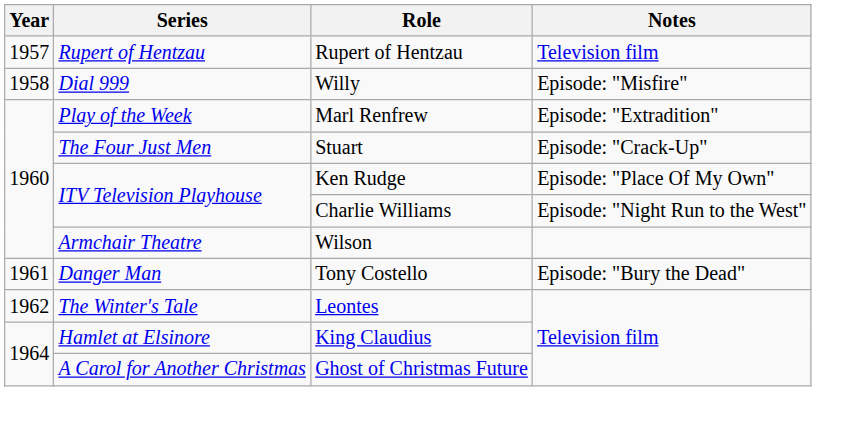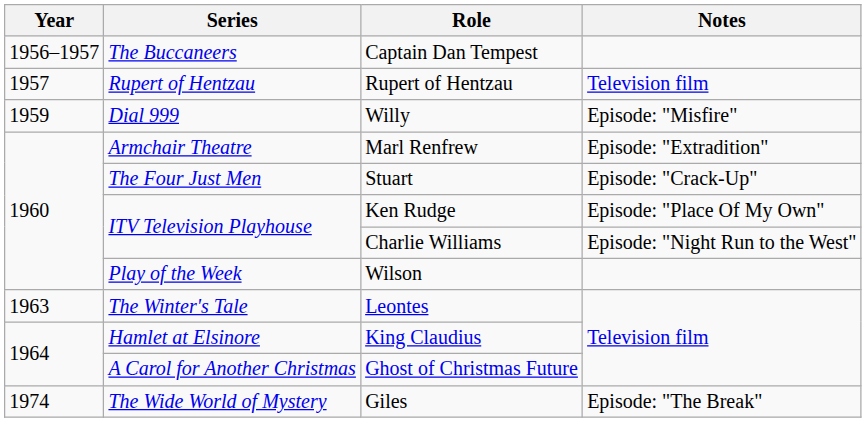+ row: (451, 52)
(29, 83) 1958 -> (29, 115) 1959
(125, 115) Play of the Week -> (180, 147) Armchair Theatre
(130, 242) Armchair Theatre -> (175, 274) Play of the Week
- row: (371, 274)
(29, 305) 1962 -> (29, 305) 1963
+ row: (386, 400)
